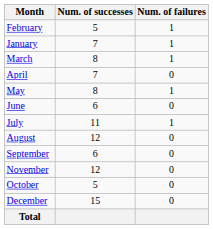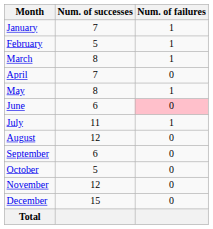rows swapped: (22, 43) <-> (25, 28)
(172, 106) no background -> (172, 106) pink background
rows swapped: (23, 185) <-> (28, 169)
